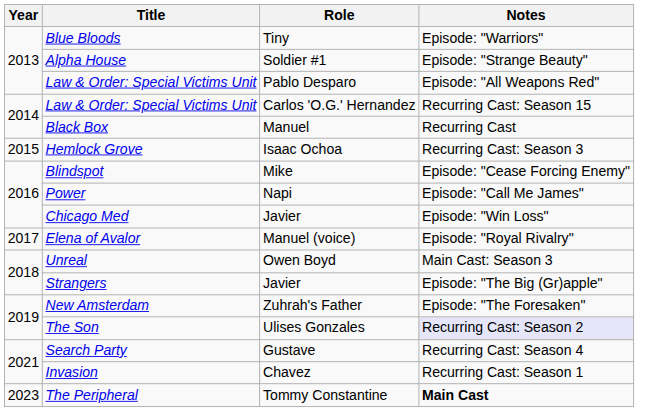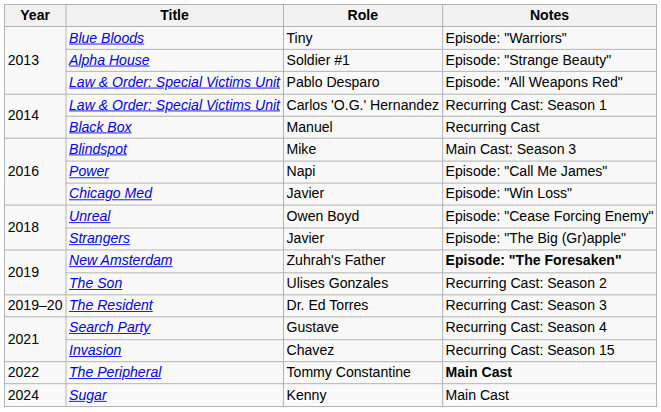(507, 104) Recurring Cast: Season 15 -> (526, 104) Recurring Cast: Season 1
- row: (94, 149)
(526, 171) Episode: "Cease Forcing Enemy" -> (511, 149) Main Cast: Season 3
- row: (93, 238)
(487, 261) Main Cast: Season 3 -> (549, 216) Episode: "Cease Forcing Enemy"
(504, 305) normal -> (534, 261) bold
(503, 328) lavender background -> (526, 283) no background
+ row: (111, 305)
(503, 372) Recurring Cast: Season 1 -> (530, 350) Recurring Cast: Season 15
(23, 395) 2023 -> (23, 372) 2022
+ row: (88, 395)
